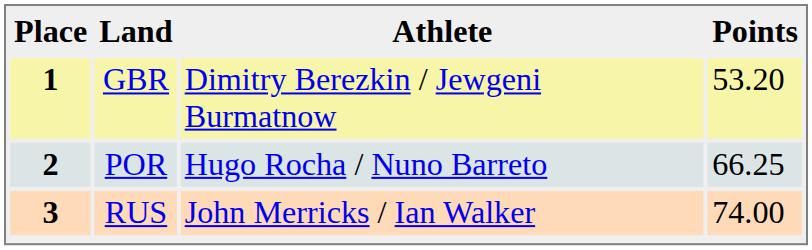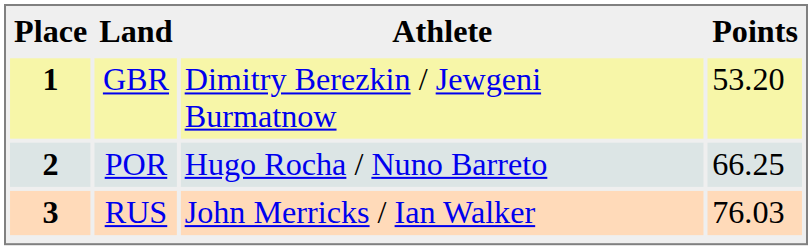(748, 212) 74.00 -> (748, 212) 76.03
